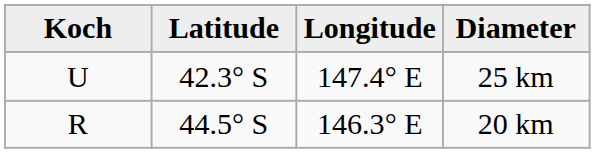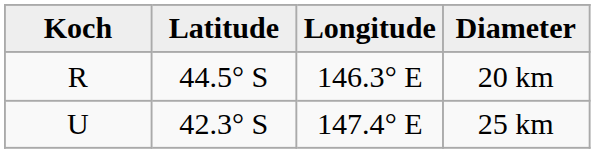rows swapped: (516, 123) <-> (516, 76)
